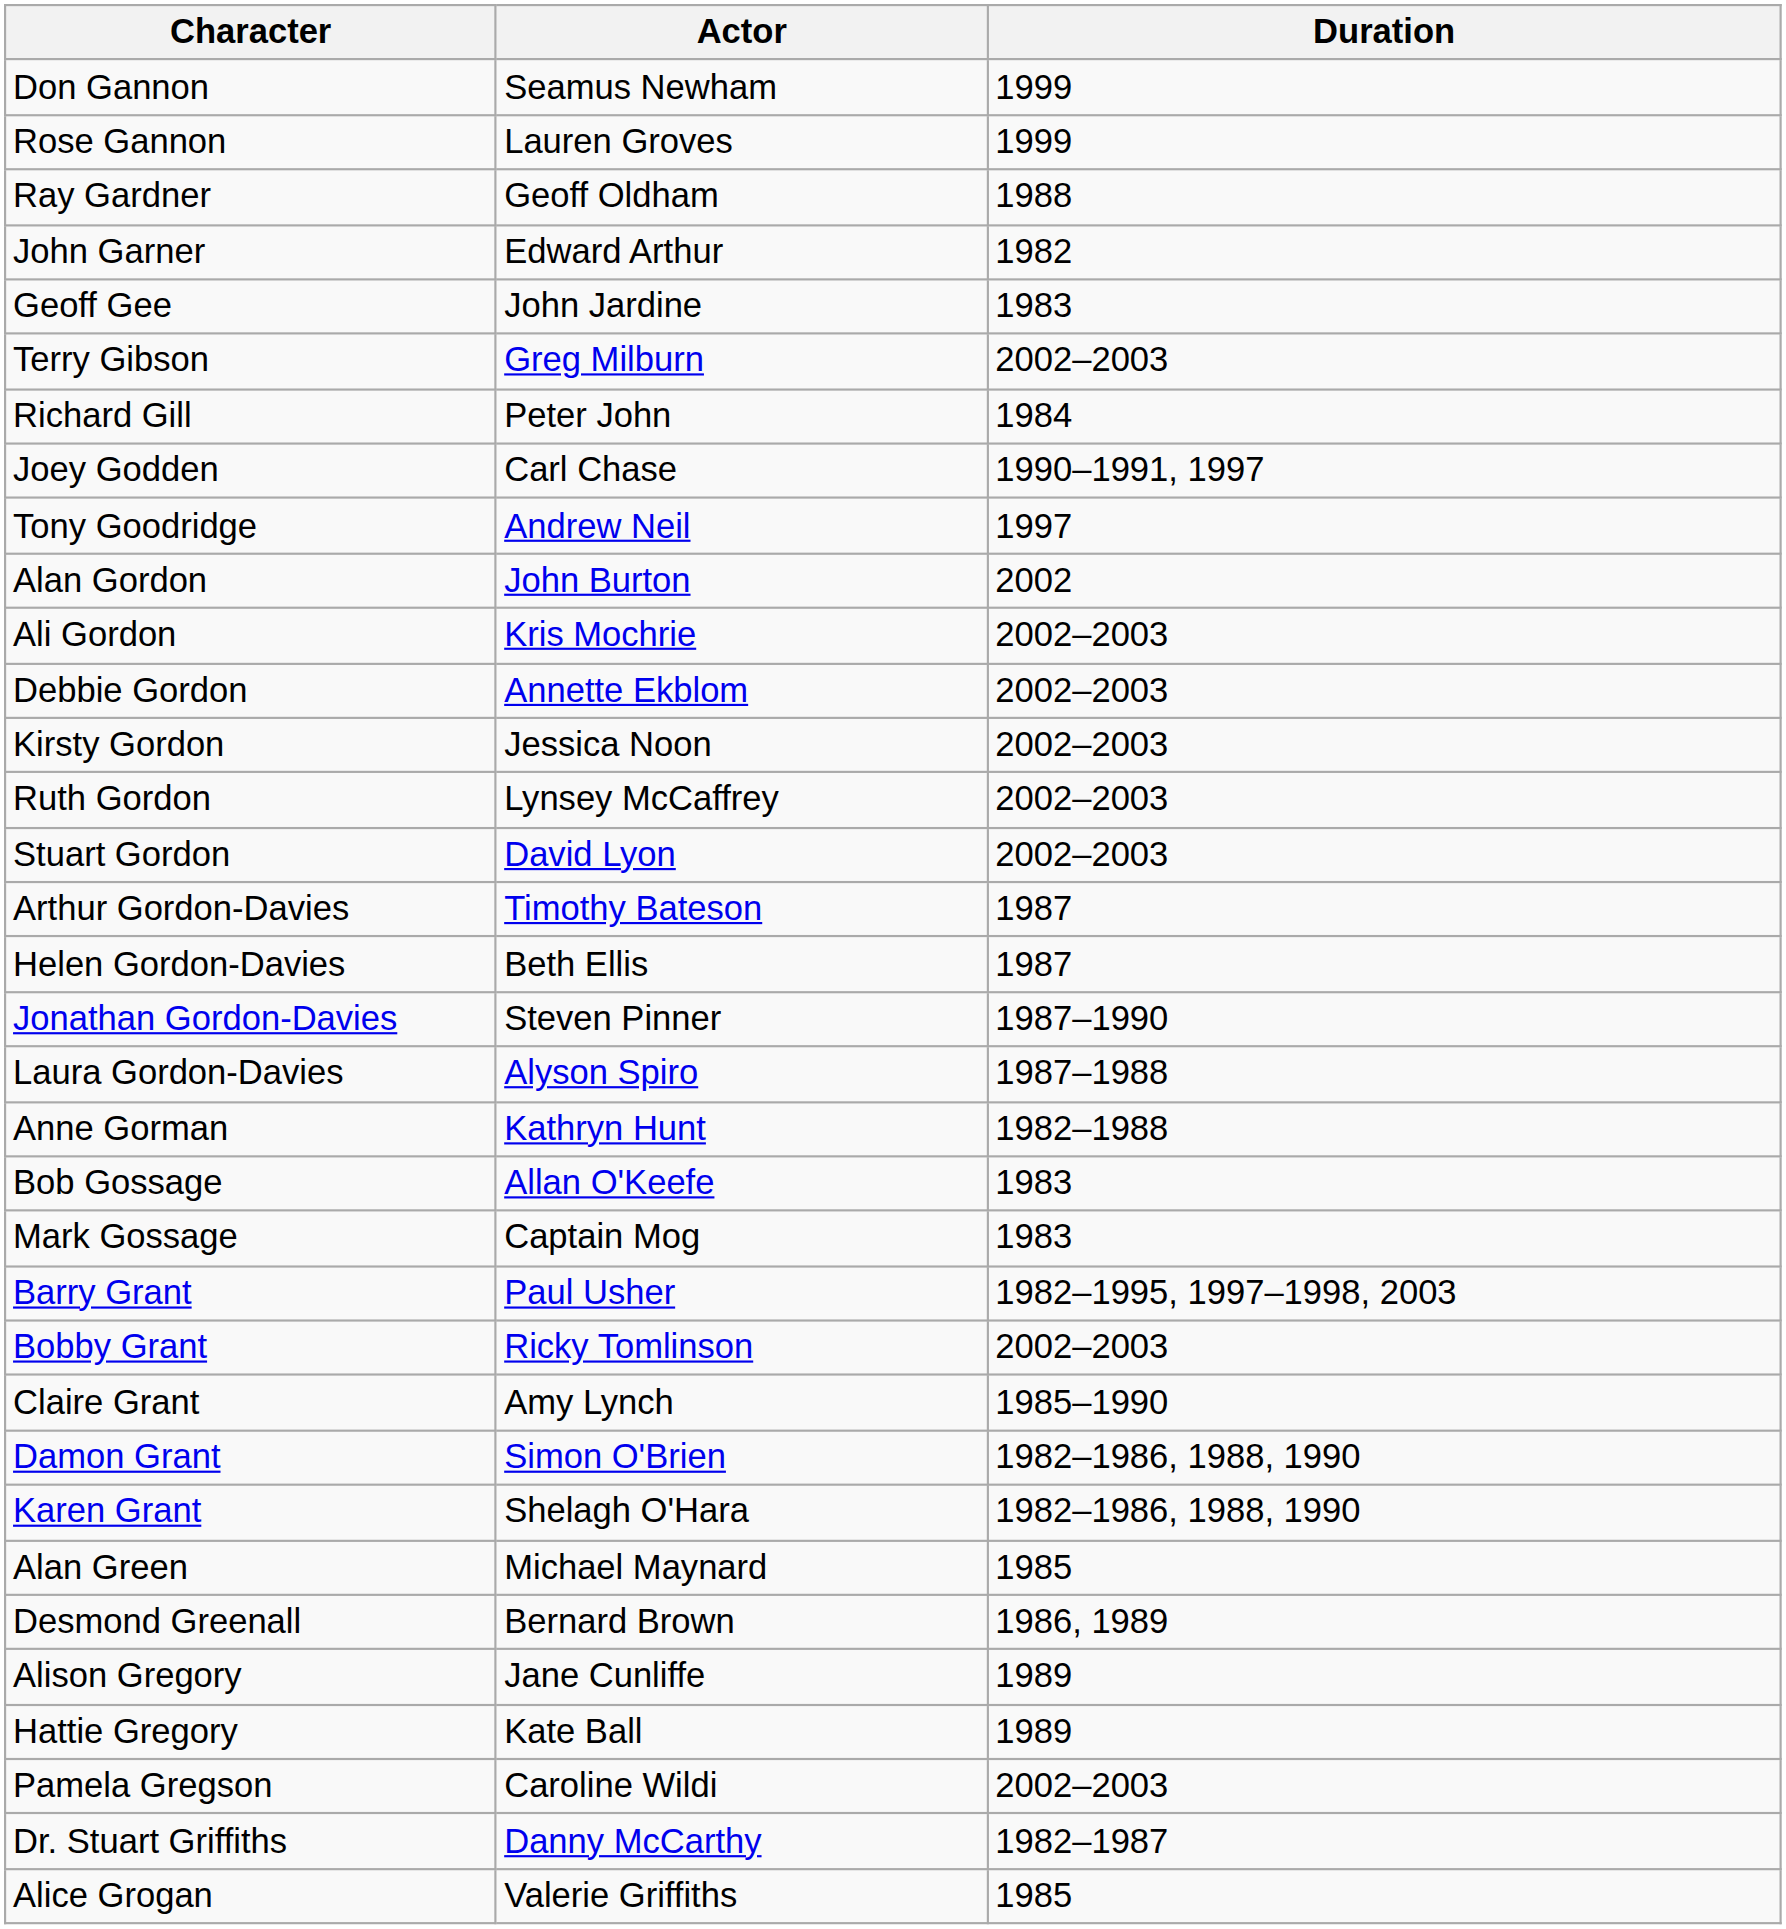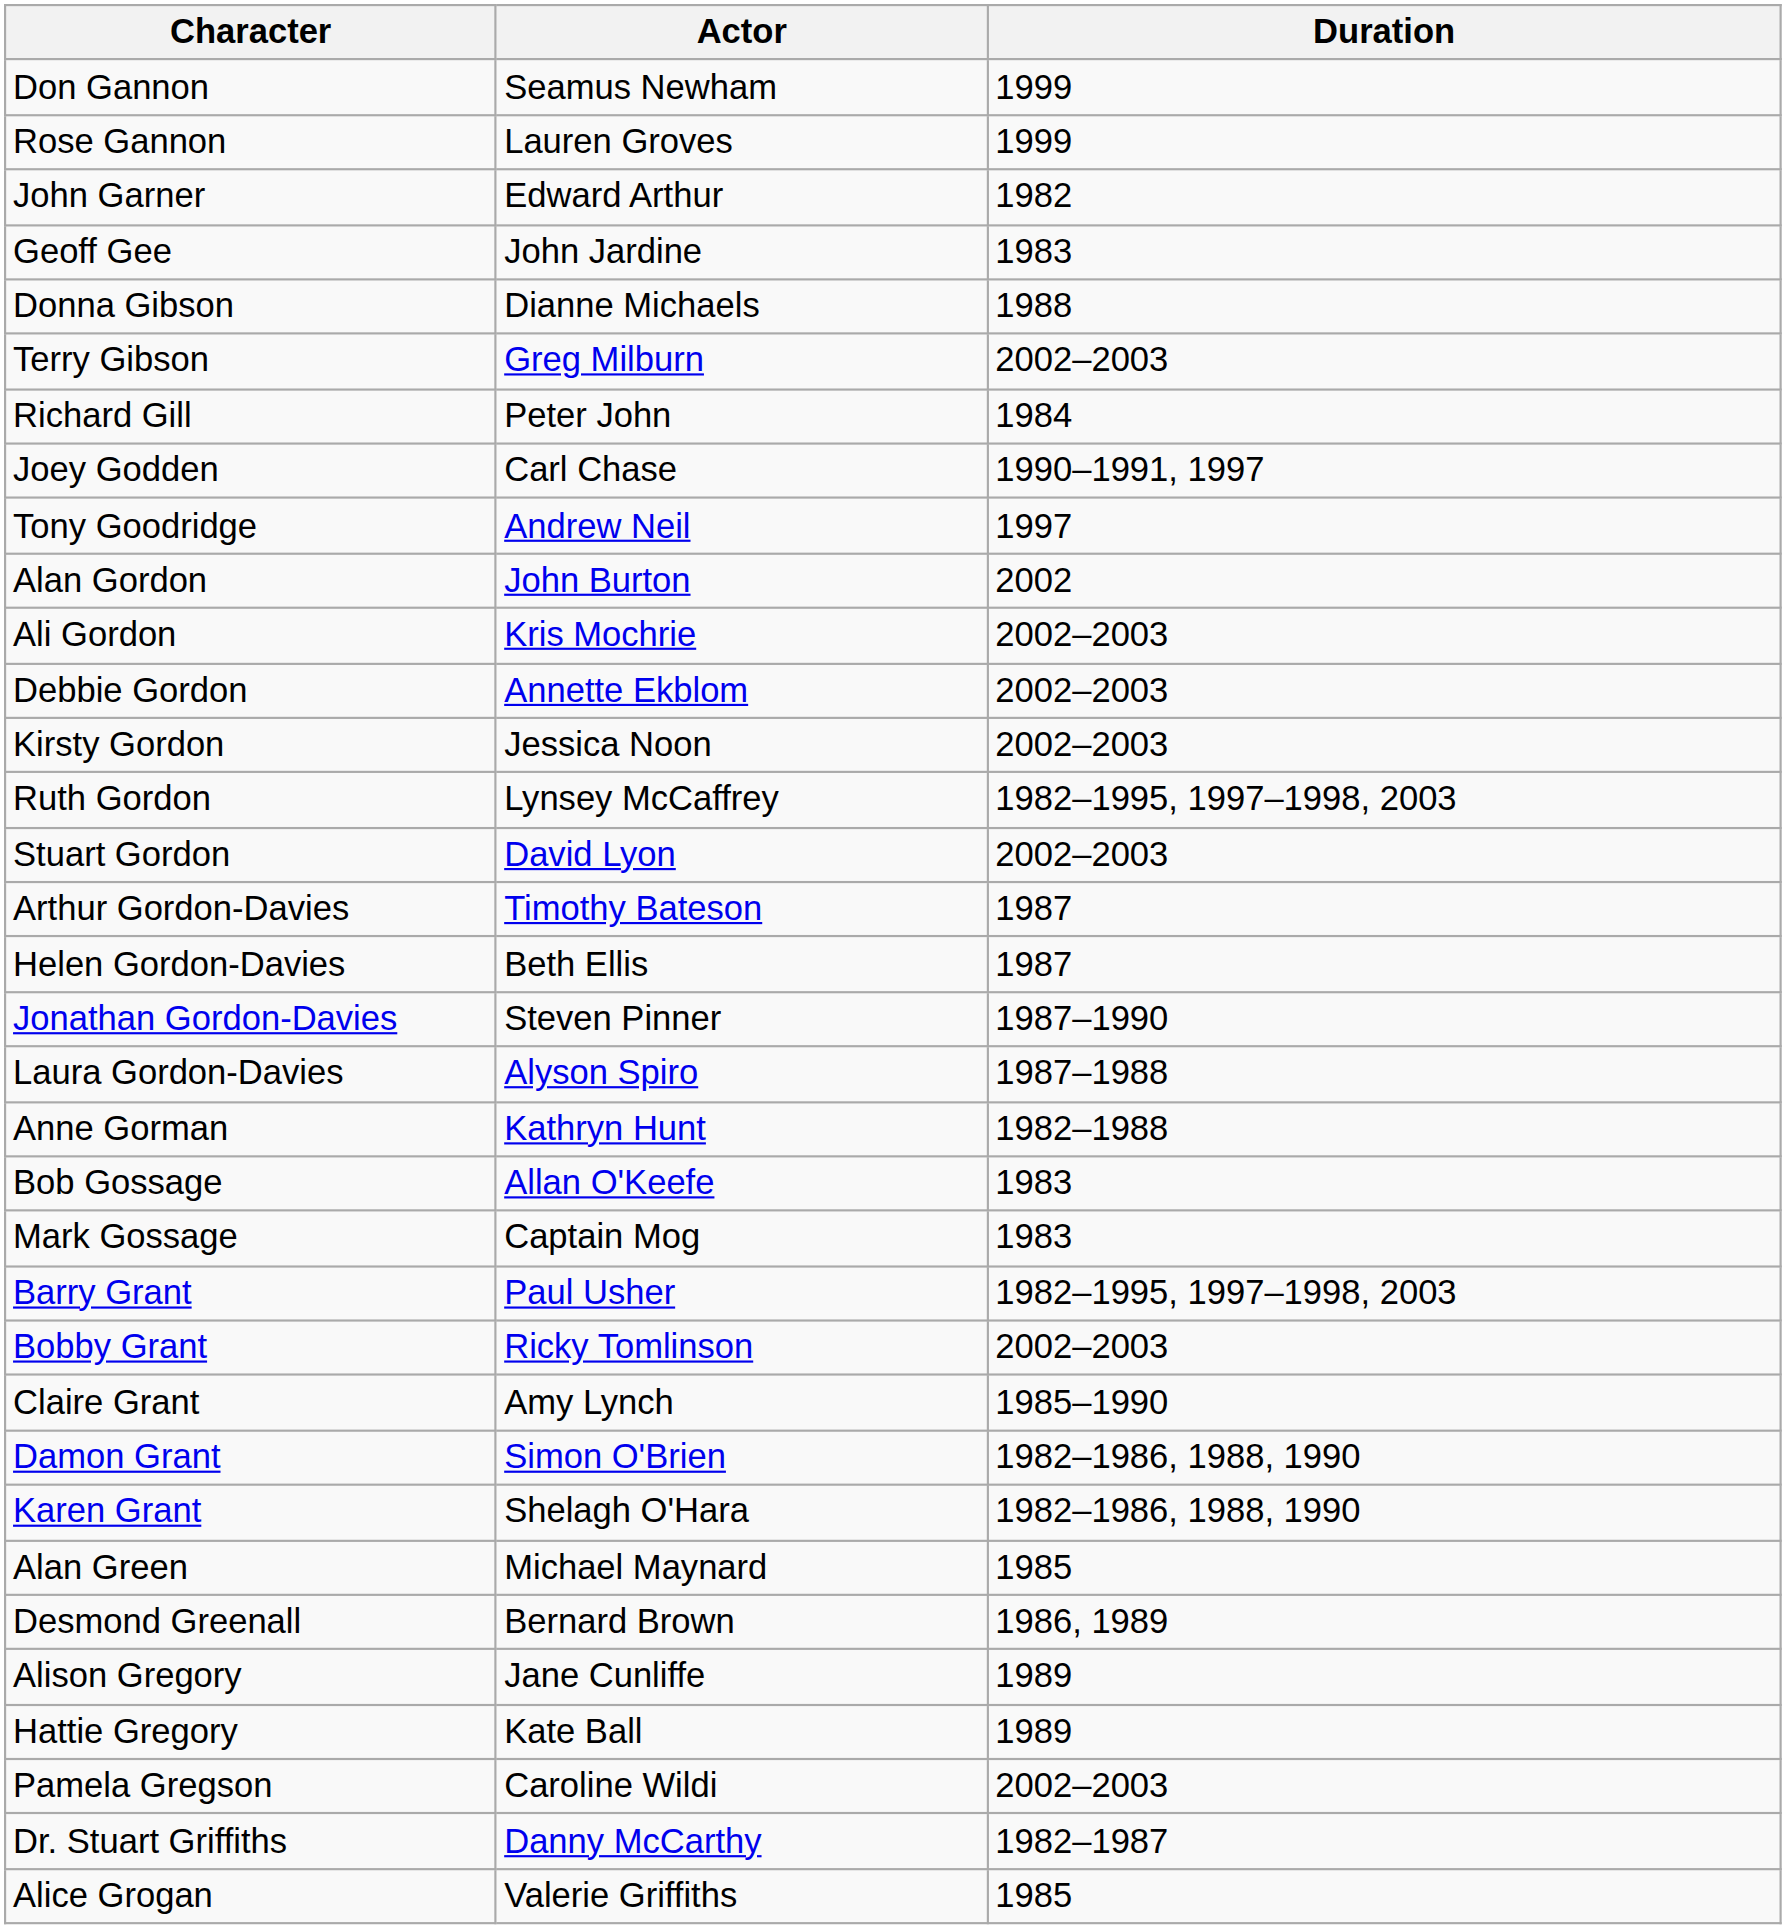- row: (112, 196)
+ row: (124, 305)
(1082, 799) 2002–2003 -> (1226, 799) 1982–1995, 1997–1998, 2003
